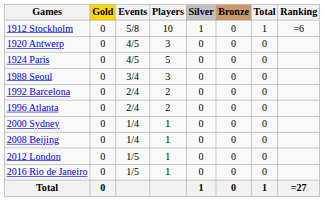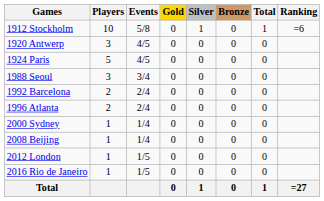columns swapped: (168, 12) <-> (103, 12)
